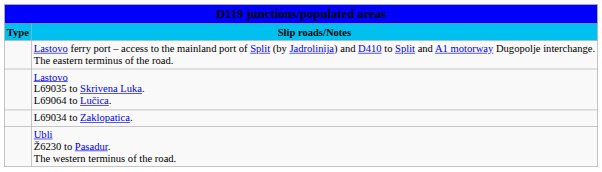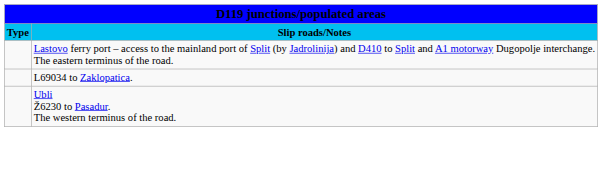- row: (89, 89)
